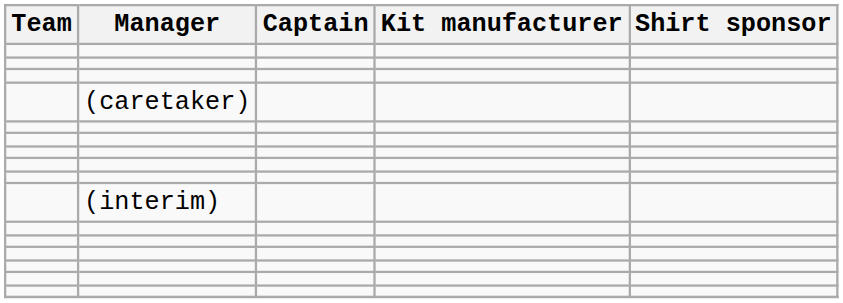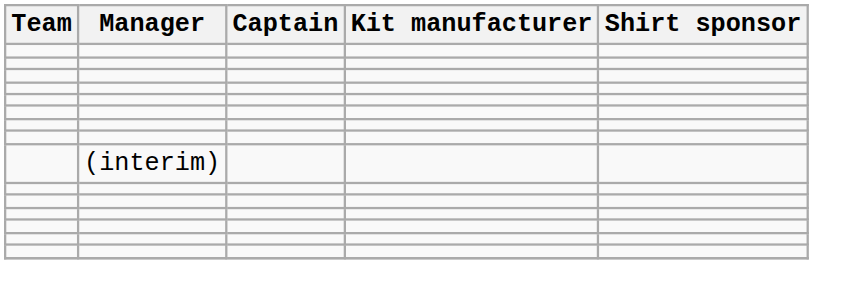- row: (42, 102)
